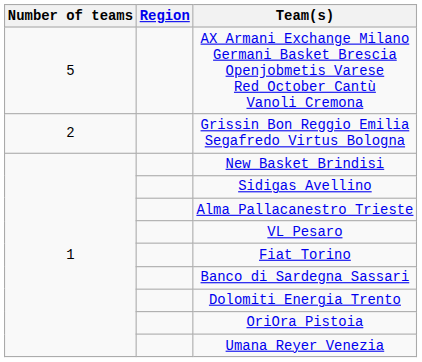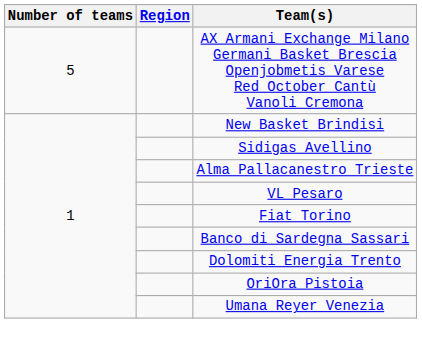- row: (305, 133)
